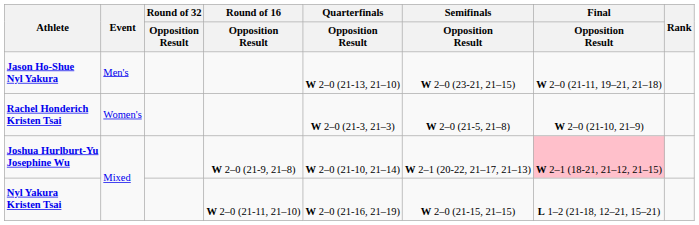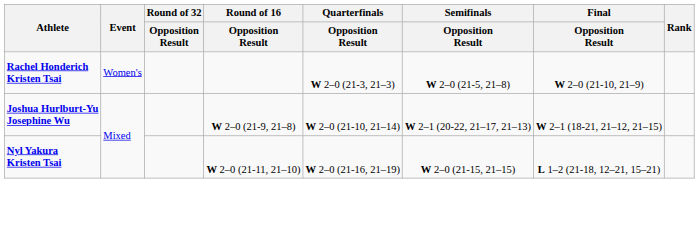- row: (41, 73)
(599, 169) pink background -> (599, 127) no background
